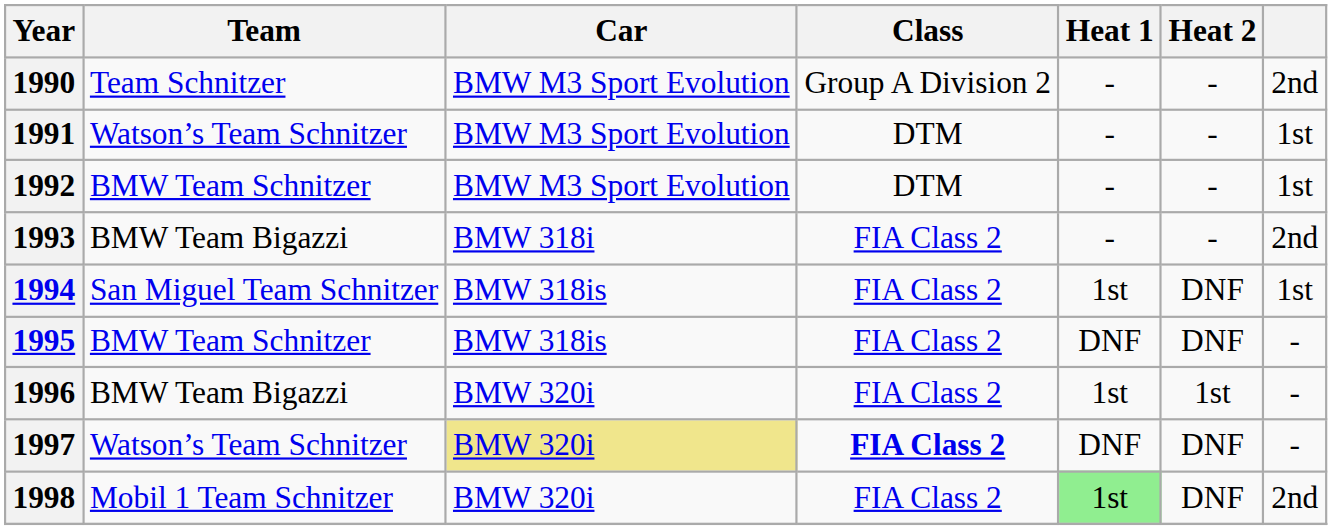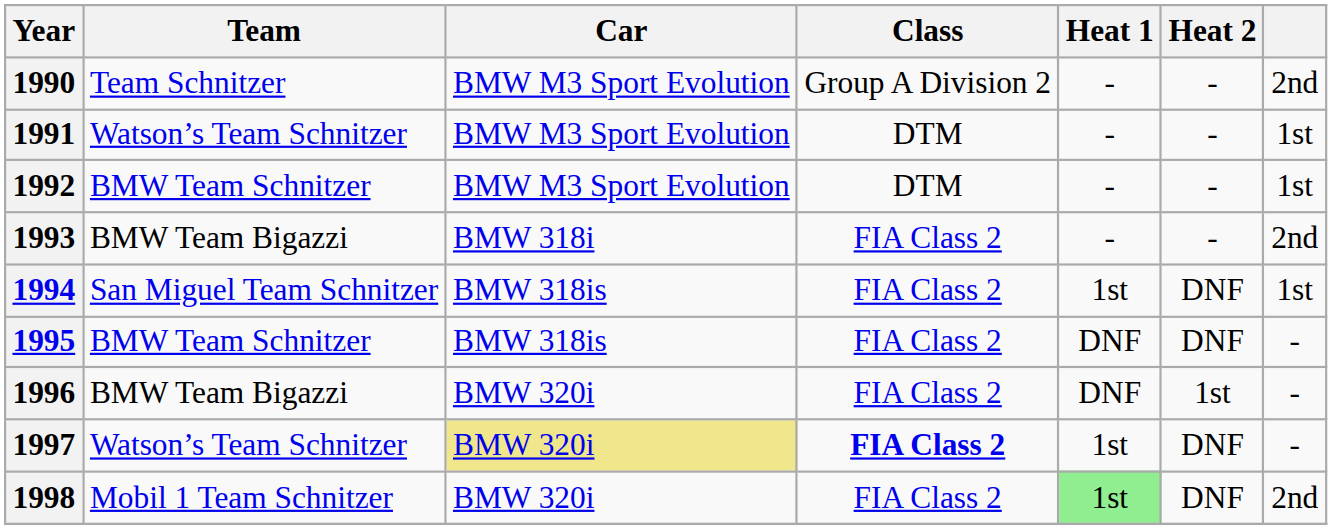(1110, 393) 1st -> (1110, 393) DNF
(1110, 444) DNF -> (1110, 444) 1st
